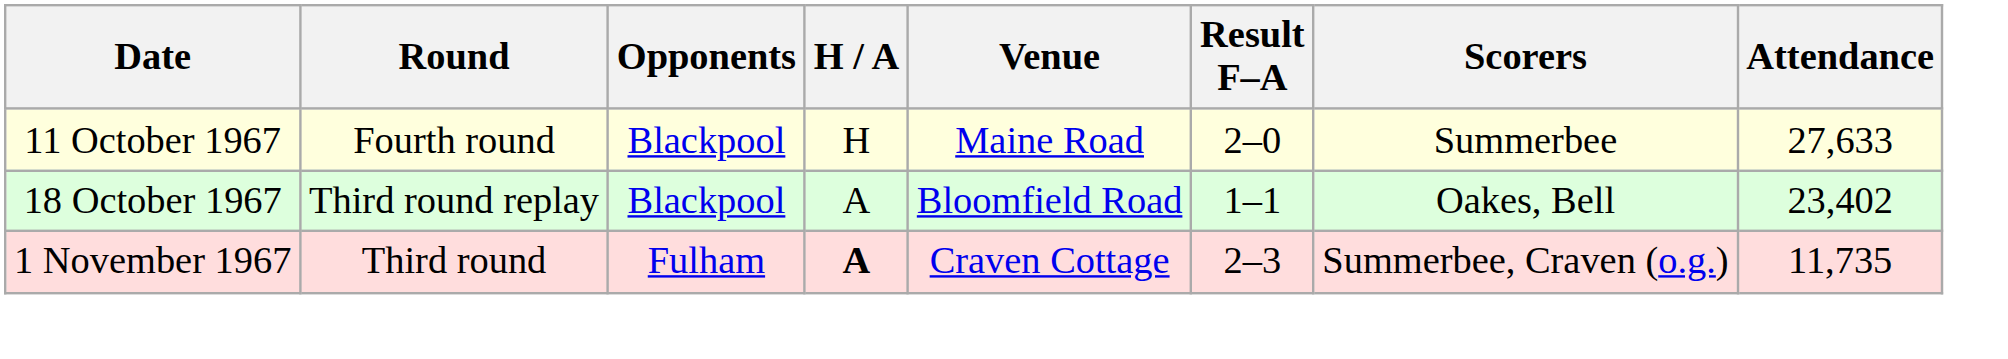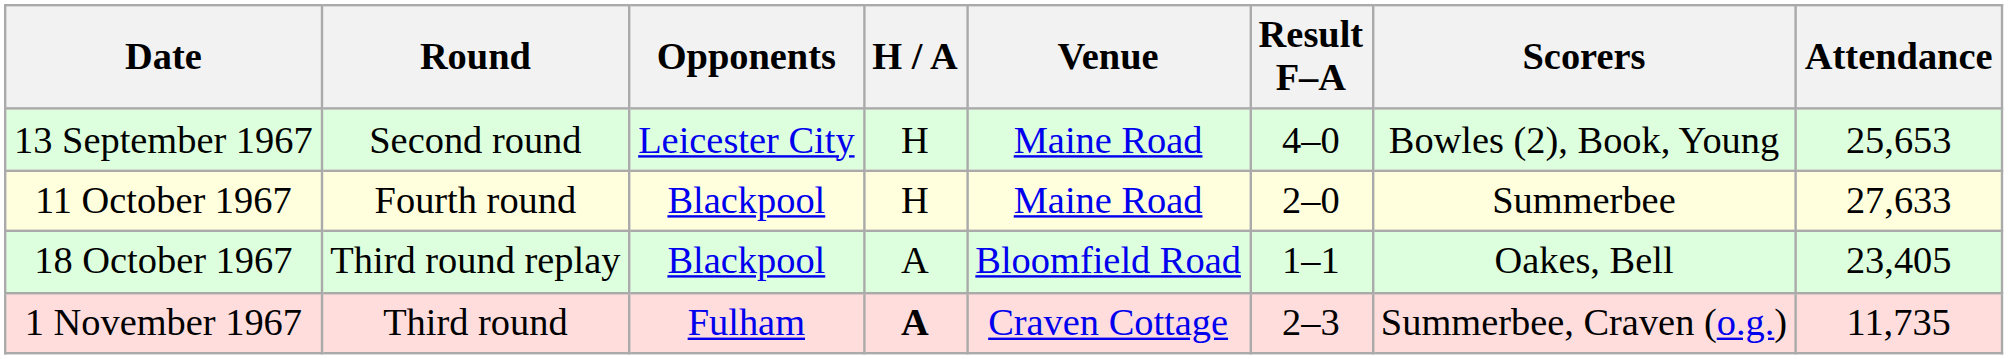+ row: (163, 139)
(1840, 199) 23,402 -> (1899, 260) 23,405
